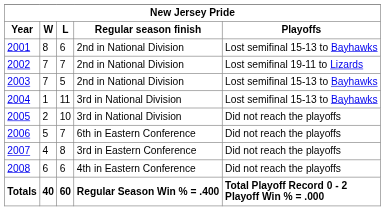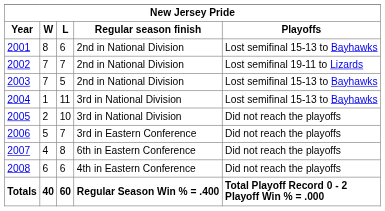(136, 134) 6th in Eastern Conference -> (137, 134) 3rd in Eastern Conference
(137, 151) 3rd in Eastern Conference -> (136, 151) 6th in Eastern Conference
